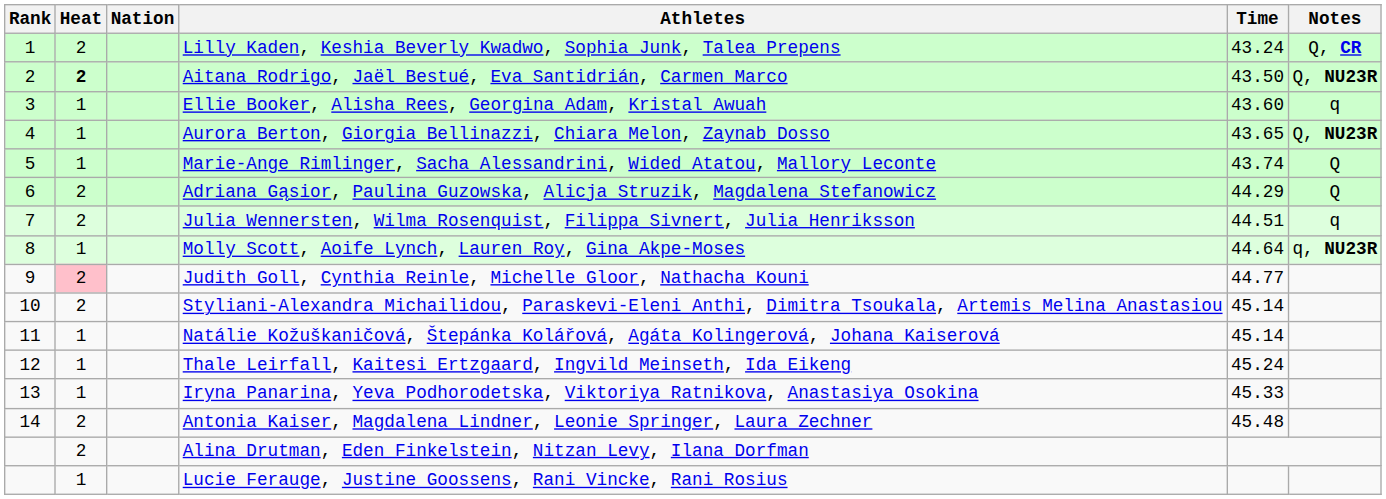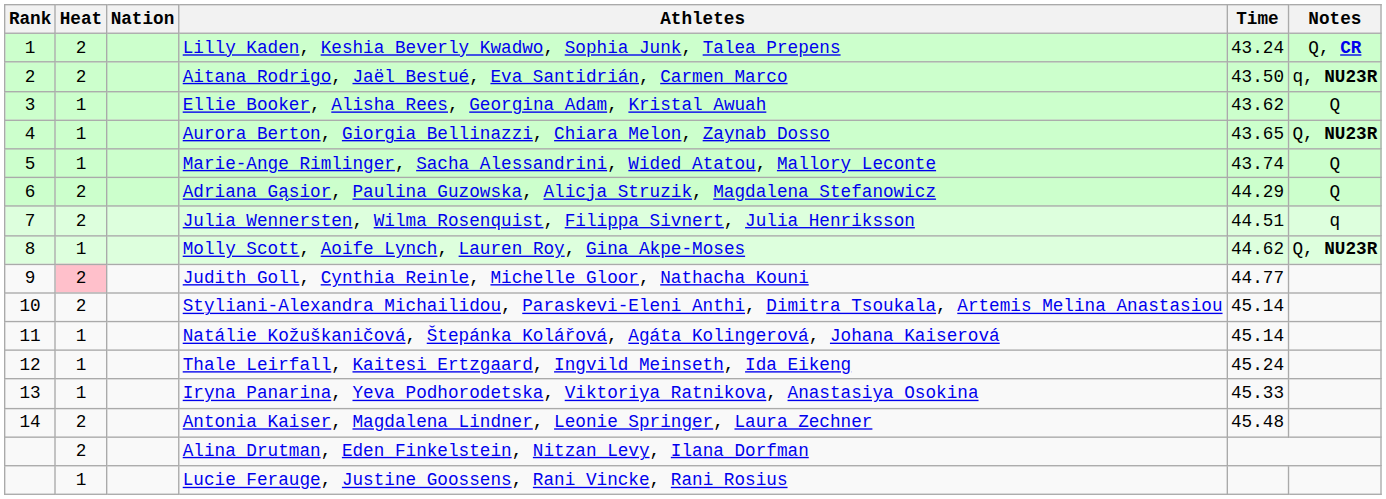(81, 77) bold -> (81, 77) normal
(1335, 77) Q, NU23R -> (1335, 77) q, NU23R
(1257, 106) 43.60 -> (1257, 106) 43.62
(1335, 106) q -> (1335, 106) Q
(1257, 250) 44.64 -> (1257, 250) 44.62
(1335, 250) q, NU23R -> (1335, 250) Q, NU23R
